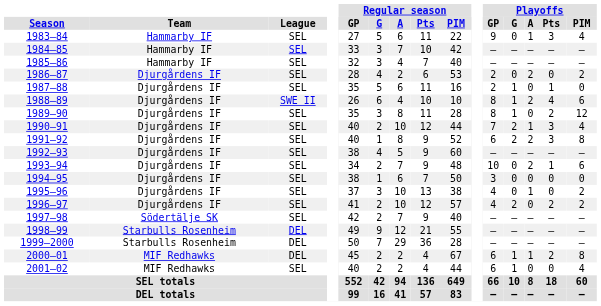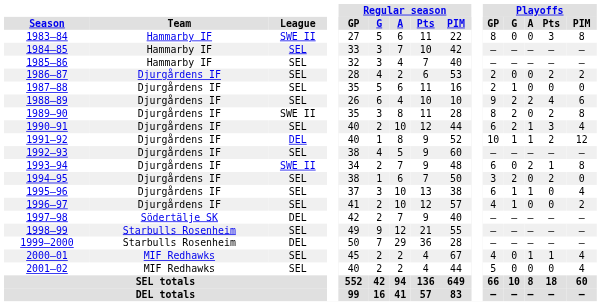(298, 36) SEL -> (298, 36) SWE II
(493, 36) 9 -> (493, 36) 8
(530, 36) 1 -> (530, 36) 0
(582, 36) 4 -> (582, 36) 8
(530, 75) 2 -> (530, 75) 0
(551, 75) 0 -> (551, 75) 2
(551, 88) 1 -> (551, 88) 0
(298, 101) SWE II -> (298, 101) SEL
(493, 101) 8 -> (493, 101) 9
(514, 101) 1 -> (514, 101) 2
(298, 114) SEL -> (298, 114) SWE II
(514, 114) 1 -> (514, 114) 2
(582, 114) 12 -> (582, 114) 8
(493, 127) 7 -> (493, 127) 6
(298, 140) SEL -> (298, 140) DEL
(493, 140) 6 -> (493, 140) 10
(514, 140) 2 -> (514, 140) 1
(530, 140) 2 -> (530, 140) 1
(551, 140) 3 -> (551, 140) 2
(582, 140) 8 -> (582, 140) 12
(298, 166) SEL -> (298, 165) SWE II
(493, 166) 10 -> (493, 166) 6
(582, 166) 6 -> (582, 166) 8
(514, 178) 0 -> (514, 178) 2
(551, 178) 0 -> (551, 178) 2
(493, 191) 4 -> (493, 191) 6
(514, 191) 0 -> (514, 191) 1
(582, 191) 2 -> (582, 191) 4
(514, 204) 2 -> (514, 204) 1
(551, 204) 2 -> (551, 204) 0
(298, 217) SEL -> (298, 217) DEL
(298, 230) DEL -> (298, 230) SEL
(298, 256) DEL -> (298, 256) SEL
(493, 256) 6 -> (493, 256) 4
(514, 256) 1 -> (514, 256) 0
(551, 256) 2 -> (551, 256) 1
(582, 256) 8 -> (582, 256) 4
(493, 269) 6 -> (493, 269) 5
(514, 269) 1 -> (514, 269) 0
